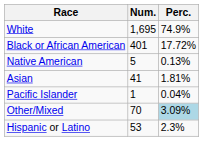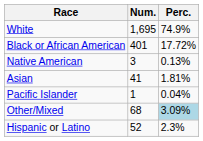(133, 62) 5 -> (133, 62) 3
(136, 111) 70 -> (136, 111) 68
(136, 128) 53 -> (136, 128) 52
